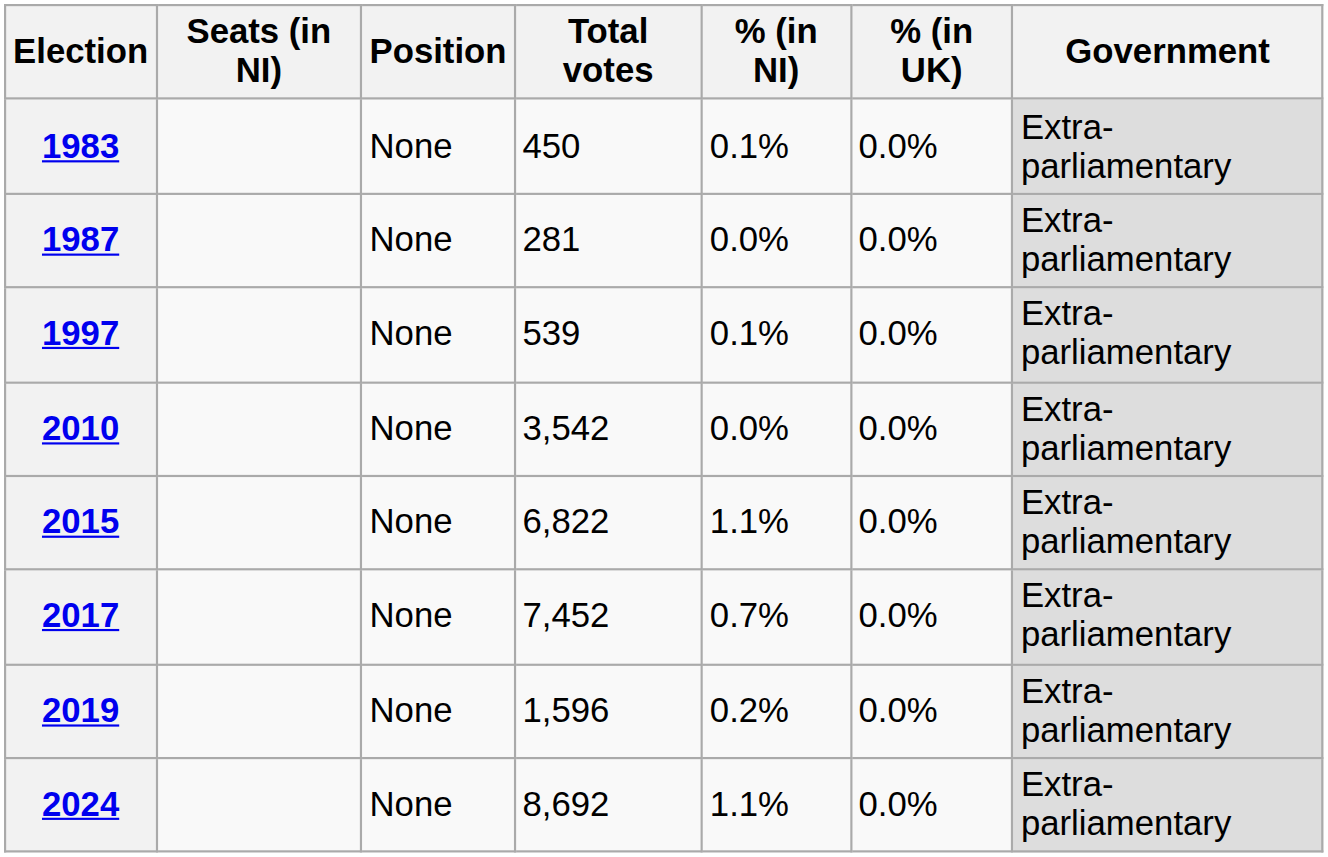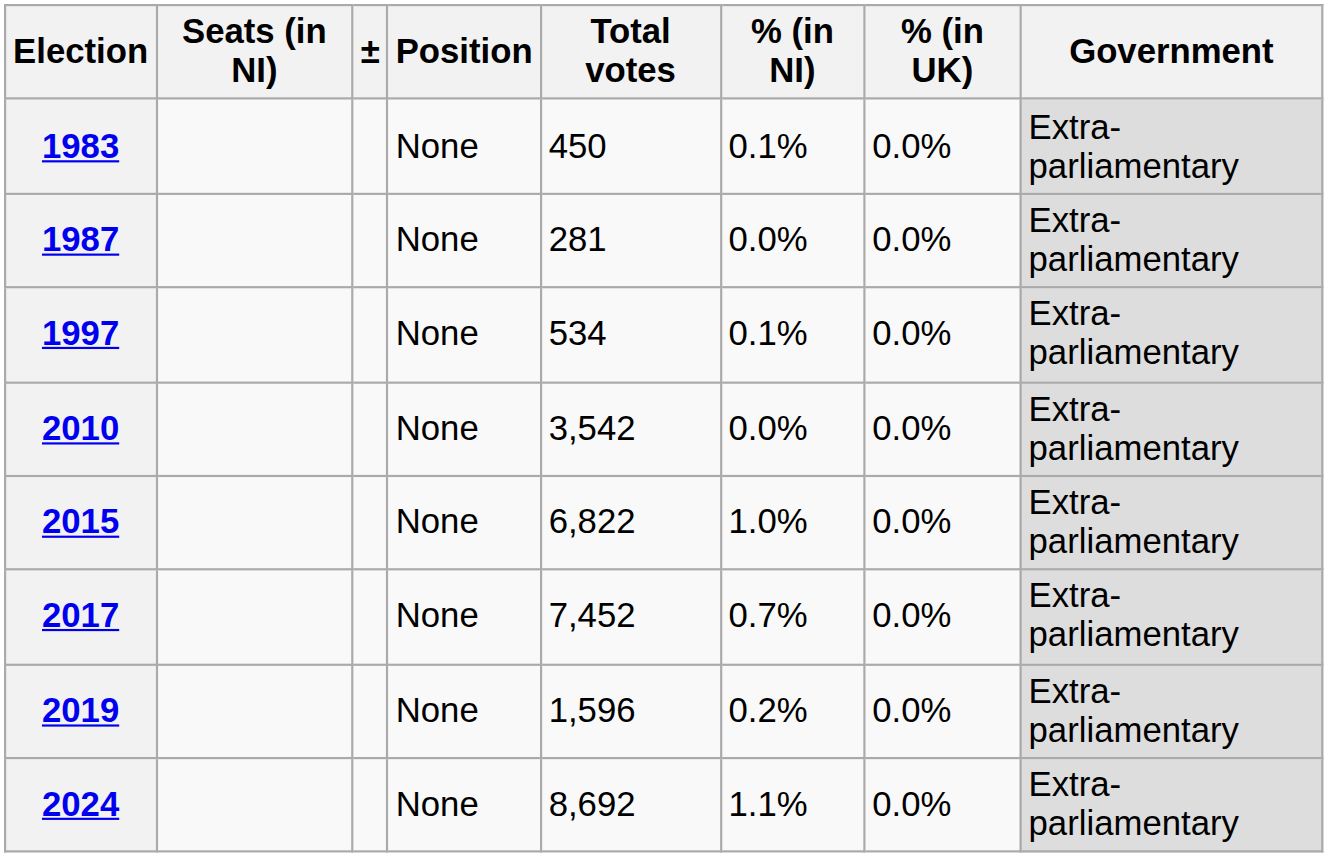+ column: (370, 51)
(551, 333) 539 -> (578, 333) 534
(749, 522) 1.1% -> (768, 522) 1.0%
